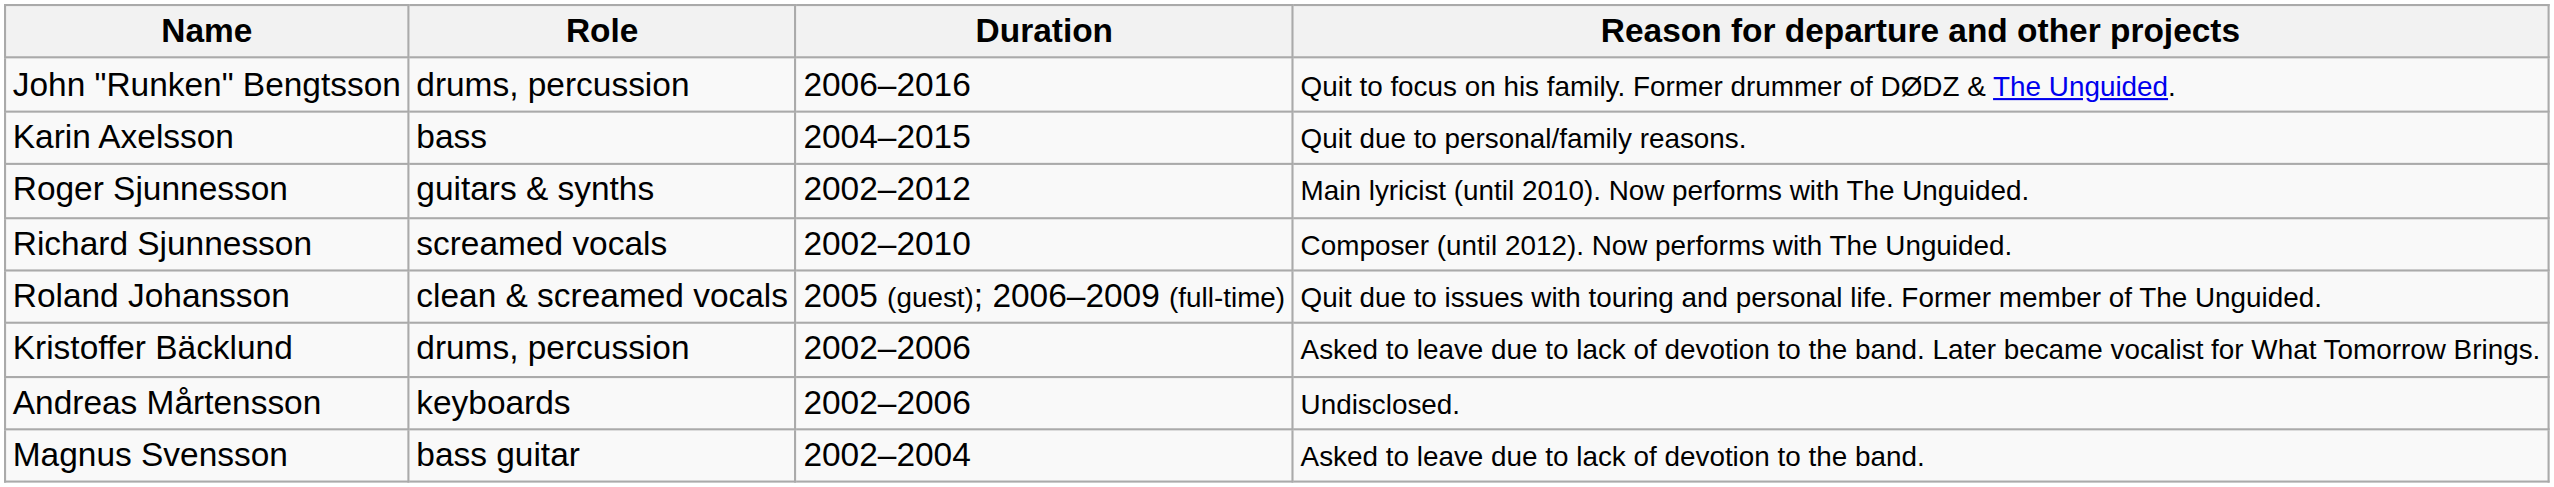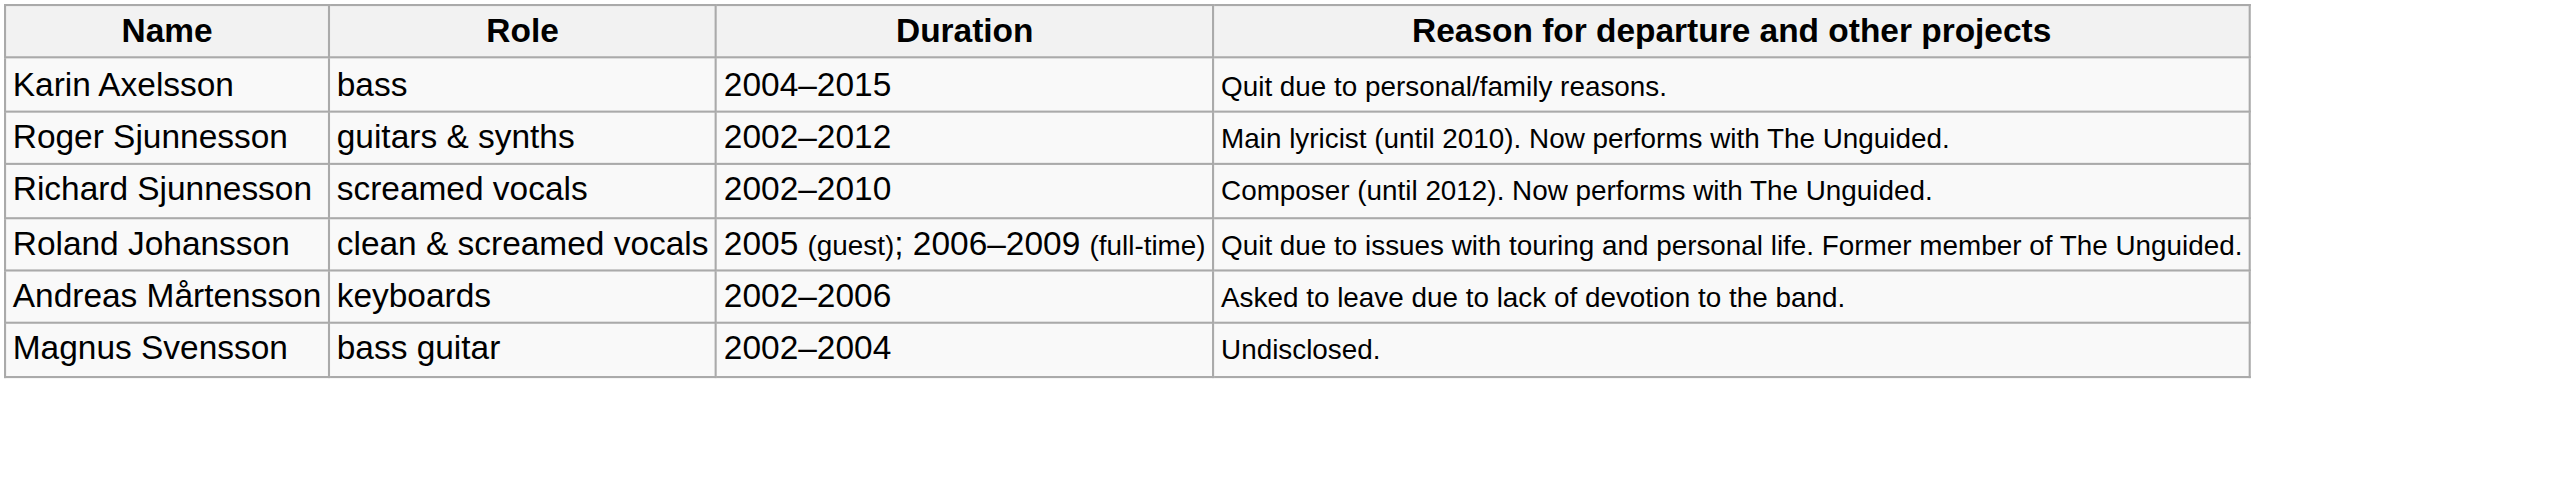- row: (207, 84)
- row: (153, 349)
(1380, 404) Undisclosed. -> (1533, 298) Asked to leave due to lack of devotion to the band.
(1613, 457) Asked to leave due to lack of devotion to the band. -> (1301, 351) Undisclosed.
